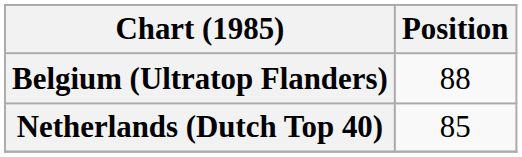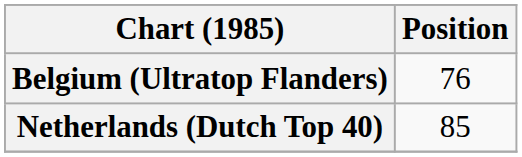(455, 77) 88 -> (455, 77) 76
